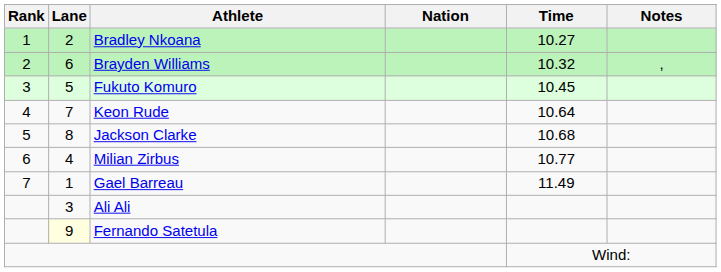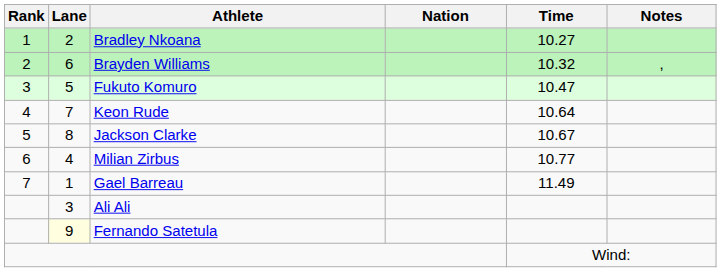(556, 87) 10.45 -> (556, 87) 10.47
(556, 135) 10.68 -> (556, 135) 10.67
